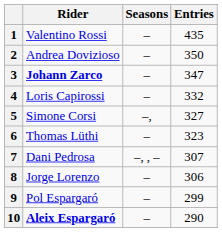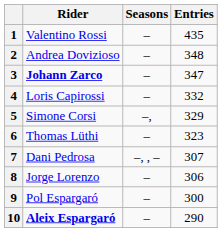(194, 55) 350 -> (194, 55) 348
(194, 116) 327 -> (194, 116) 329
(194, 197) 299 -> (194, 197) 300
